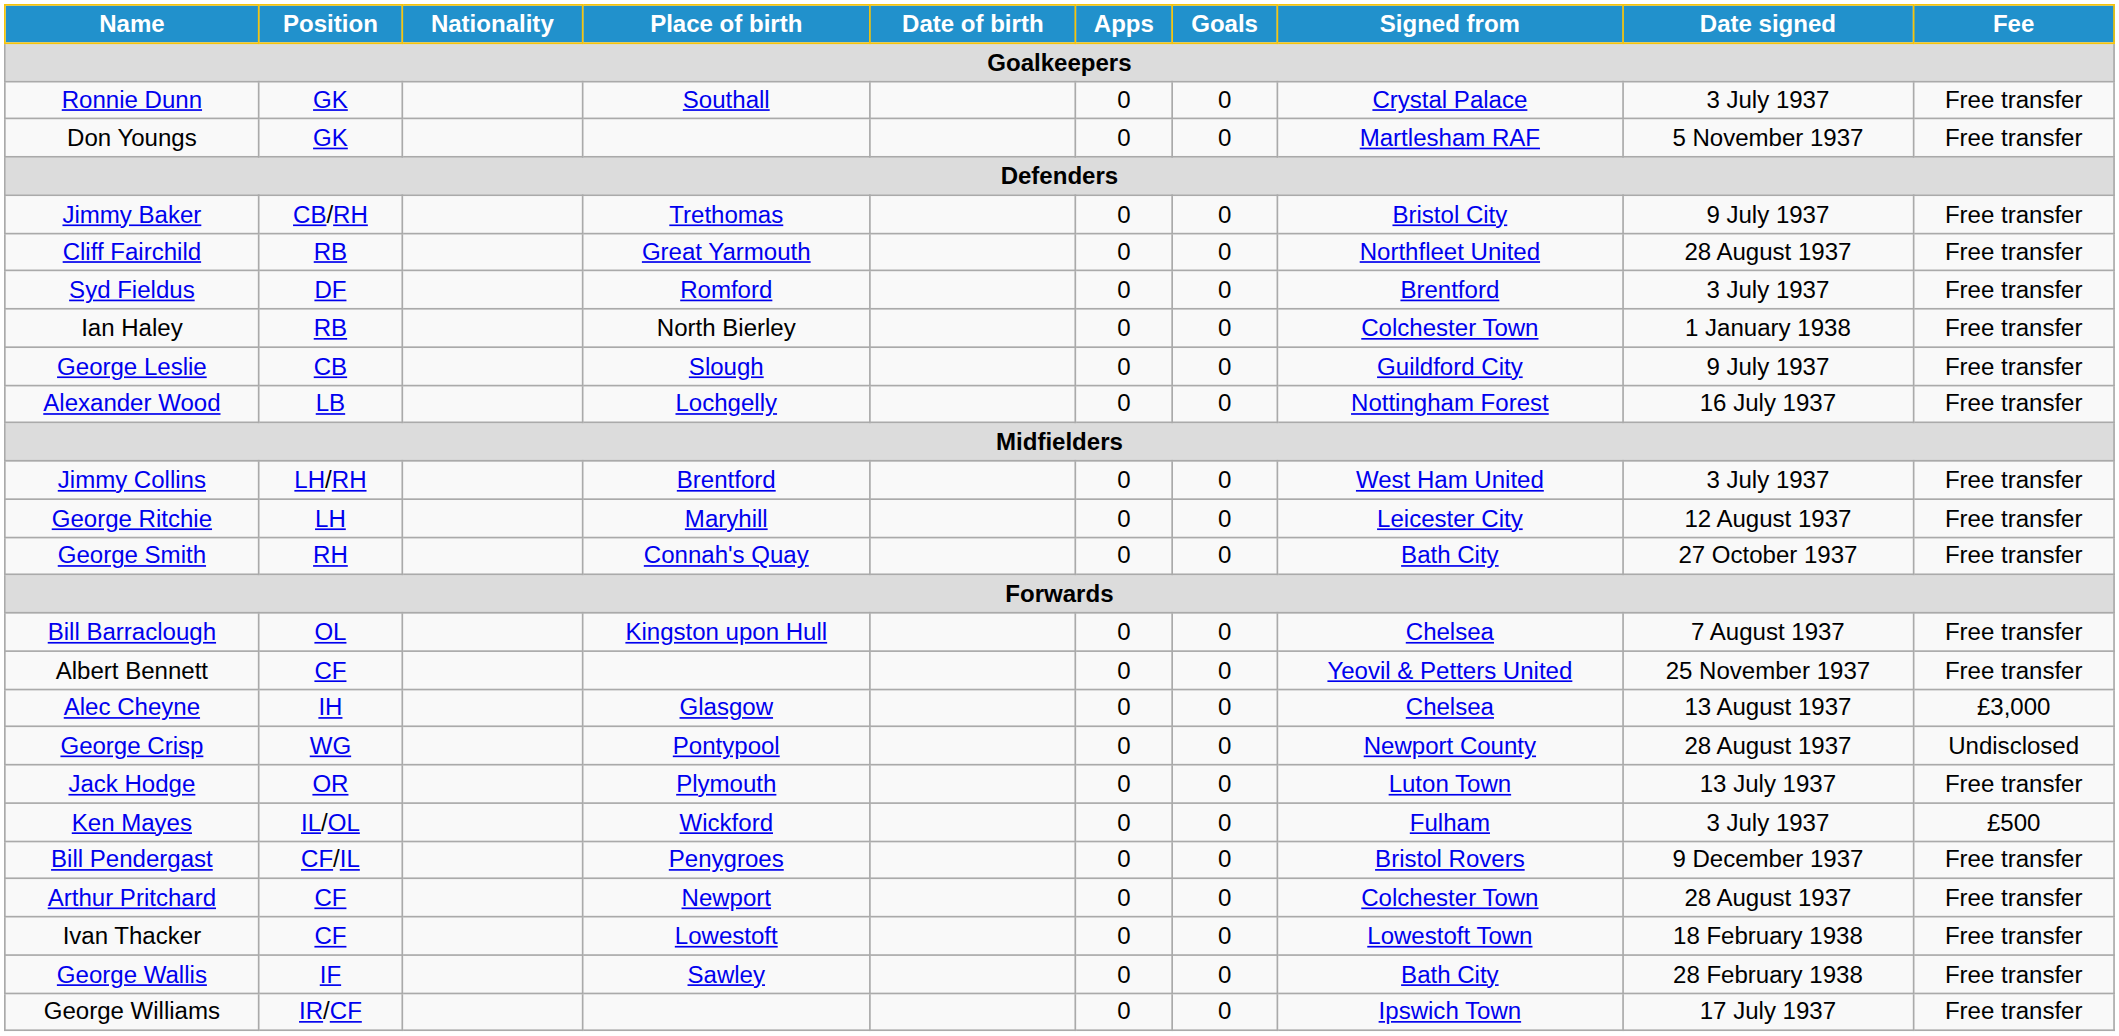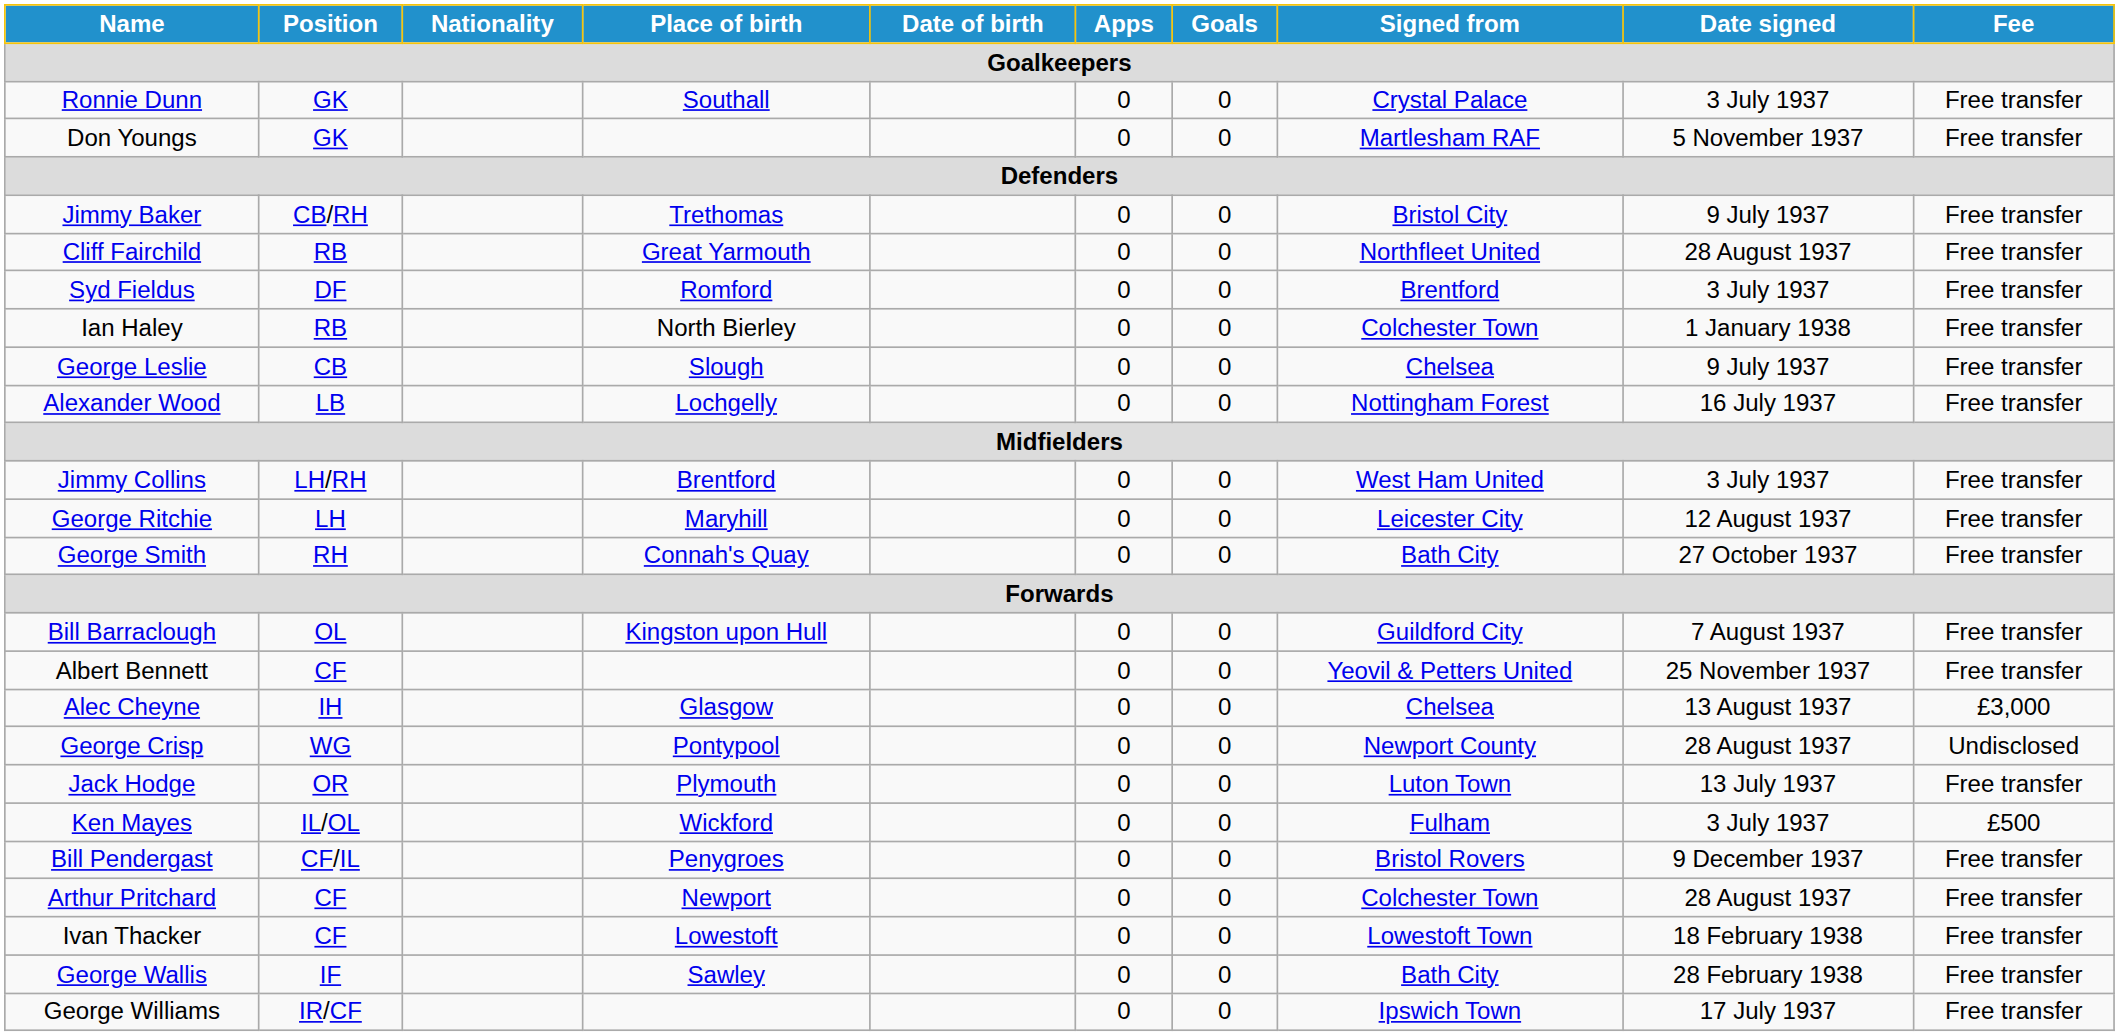(1450, 366) Guildford City -> (1450, 366) Chelsea
(1450, 632) Chelsea -> (1450, 632) Guildford City
